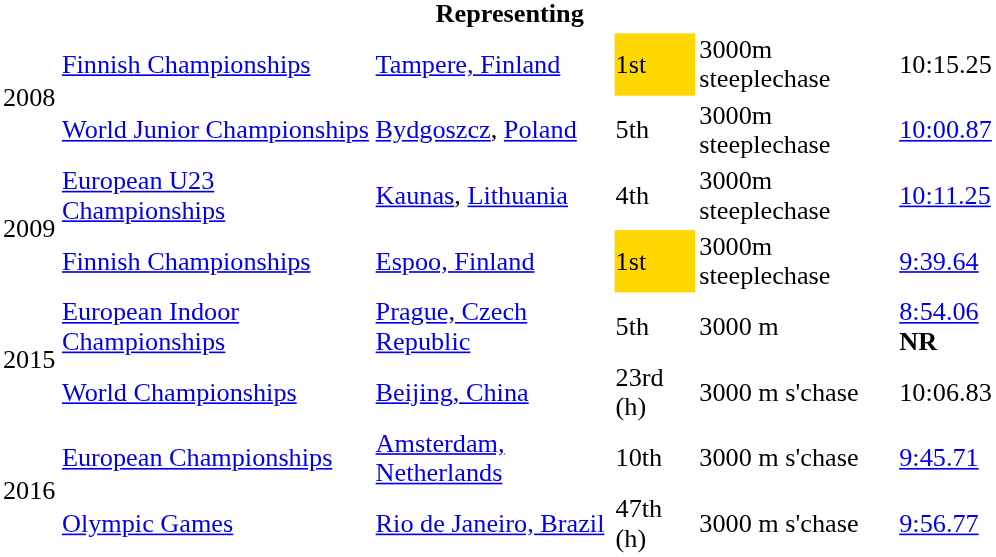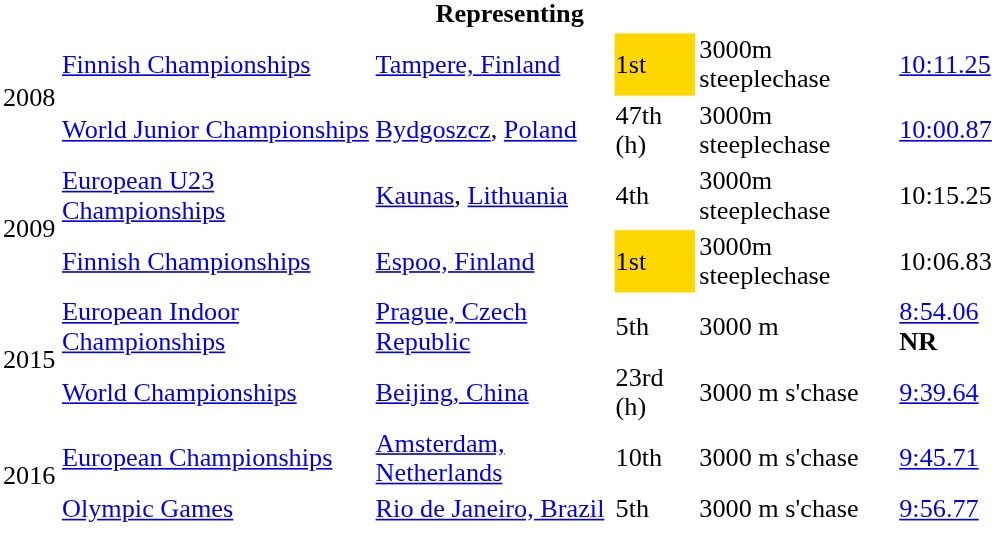(946, 64) 10:15.25 -> (945, 64) 10:11.25
(632, 129) 5th -> (639, 129) 47th (h)
(945, 195) 10:11.25 -> (946, 195) 10:15.25
(939, 260) 9:39.64 -> (946, 260) 10:06.83
(946, 392) 10:06.83 -> (939, 392) 9:39.64
(639, 523) 47th (h) -> (632, 508) 5th
